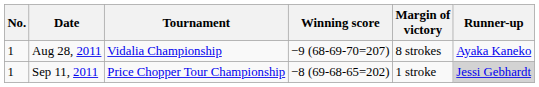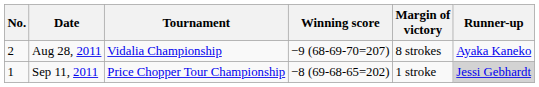(11, 51) 1 -> (11, 51) 2
